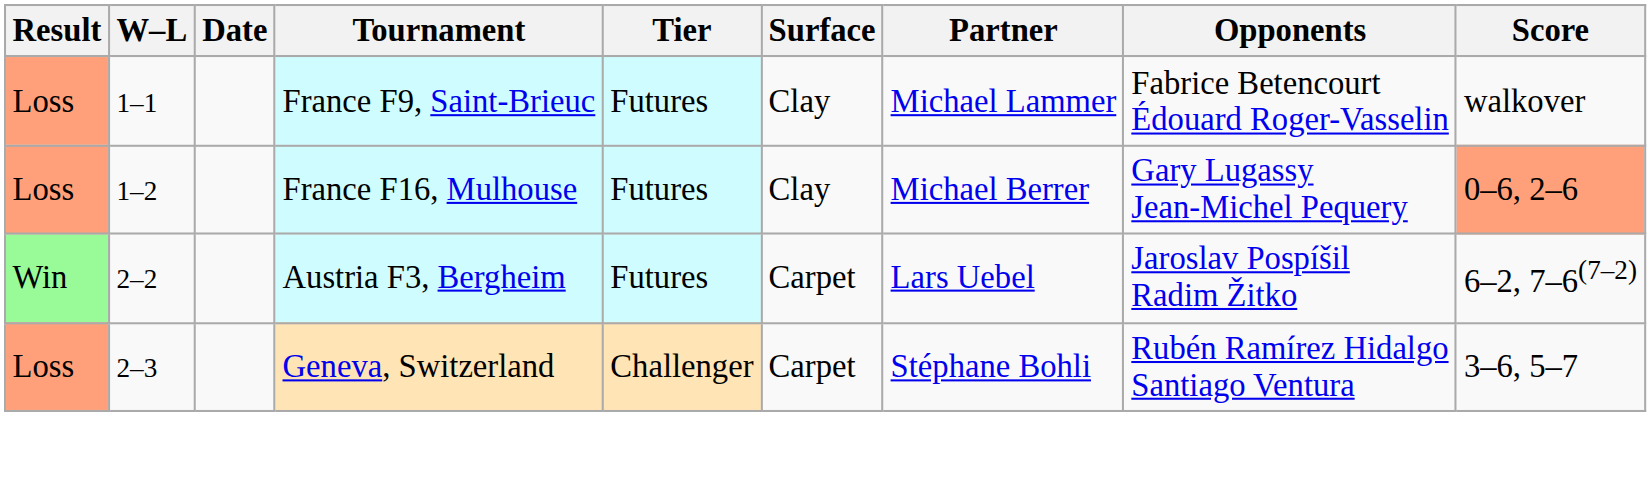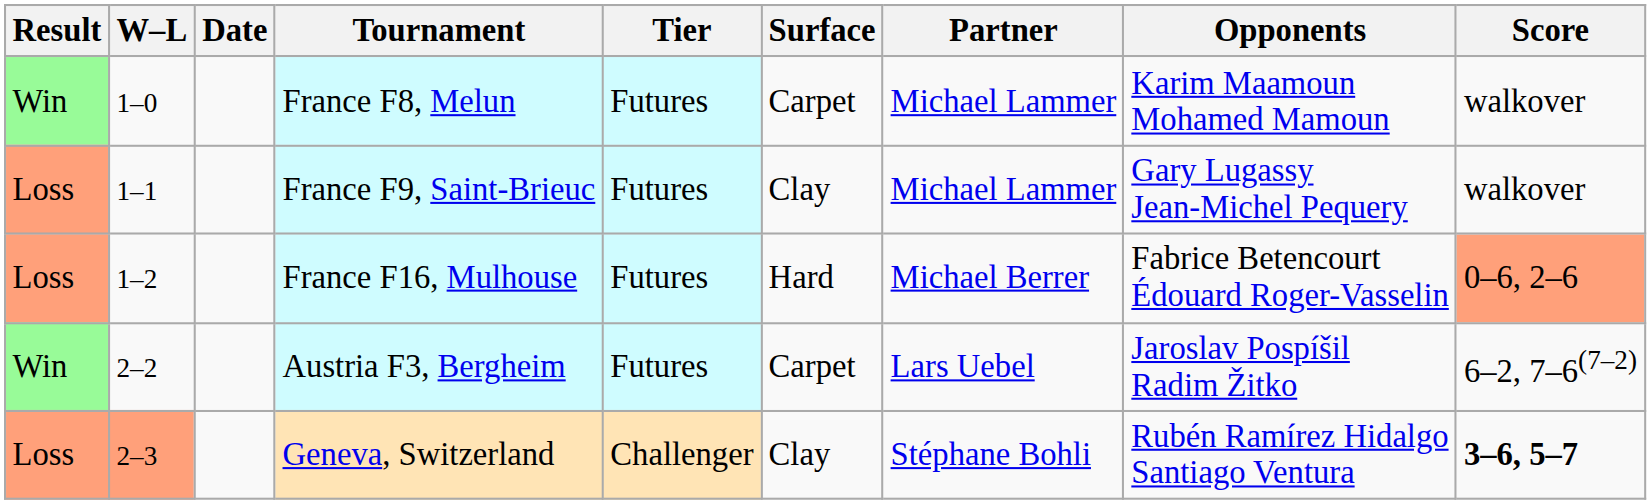+ row: (399, 100)
(1290, 100) Fabrice Betencourt Édouard Roger-Vasselin -> (1270, 188) Gary Lugassy Jean-Michel Pequery
(799, 188) Clay -> (801, 277) Hard
(1270, 188) Gary Lugassy Jean-Michel Pequery -> (1290, 277) Fabrice Betencourt Édouard Roger-Vasselin
(137, 368) no background -> (137, 456) lightsalmon background
(812, 365) Carpet -> (799, 454) Clay
(1521, 365) normal -> (1521, 454) bold
